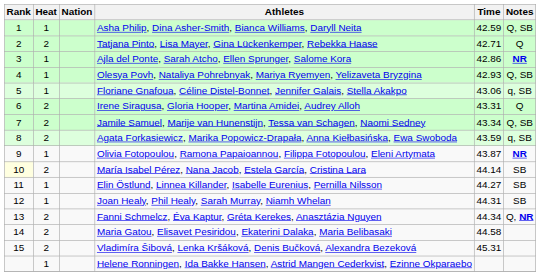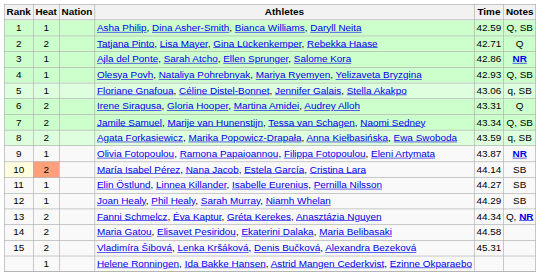(46, 169) no background -> (46, 169) lightsalmon background
(489, 201) 44.31 -> (489, 201) 44.29
